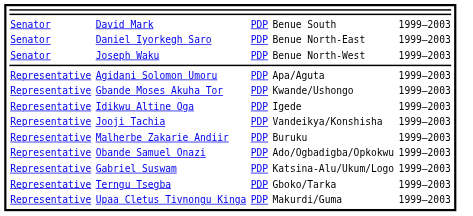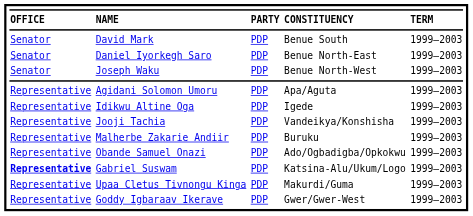+ row: (107, 20)
- row: (159, 91)
(51, 169) normal -> (51, 169) bold
- row: (133, 184)
+ row: (159, 200)
